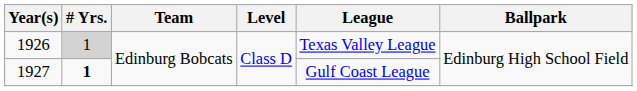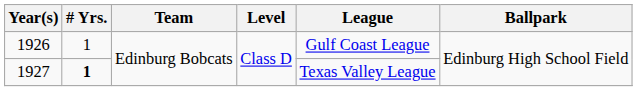(87, 45) lightgrey background -> (87, 45) no background
(368, 45) Texas Valley League -> (368, 45) Gulf Coast League
(368, 72) Gulf Coast League -> (368, 72) Texas Valley League
